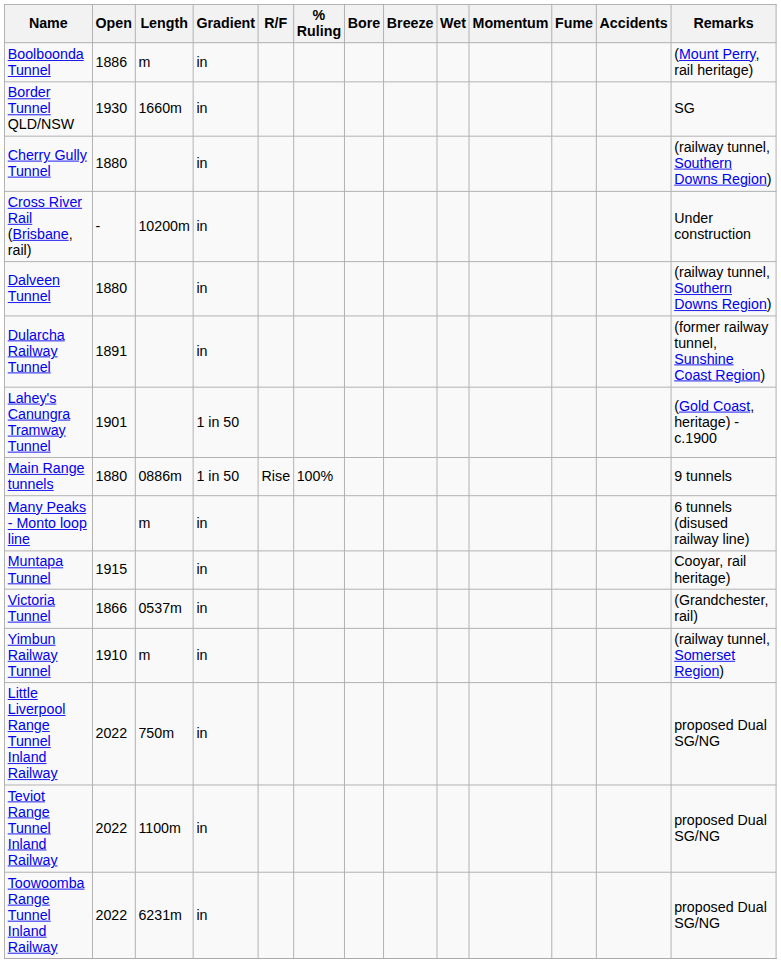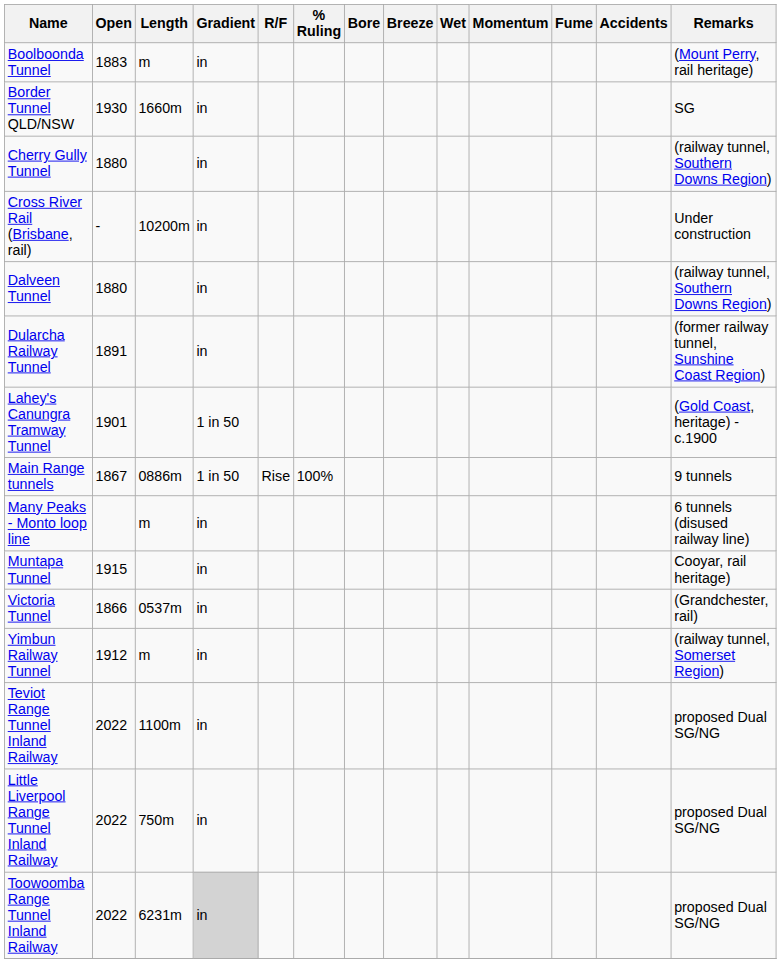(111, 62) 1886 -> (111, 62) 1883
(111, 476) 1880 -> (111, 476) 1867
(111, 655) 1910 -> (111, 655) 1912
rows swapped: (33, 828) <-> (37, 733)
(202, 915) no background -> (202, 915) lightgrey background
